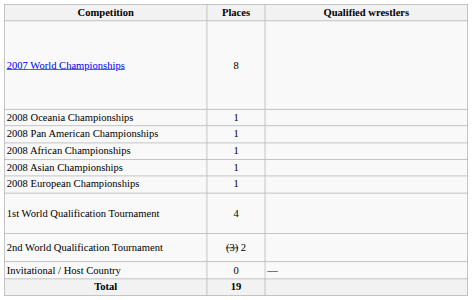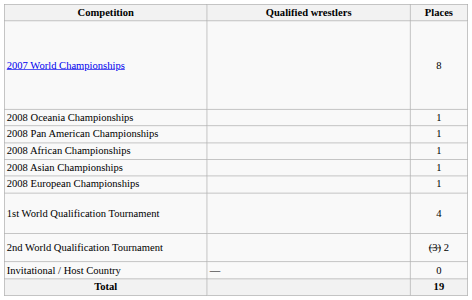columns swapped: (236, 12) <-> (366, 12)
